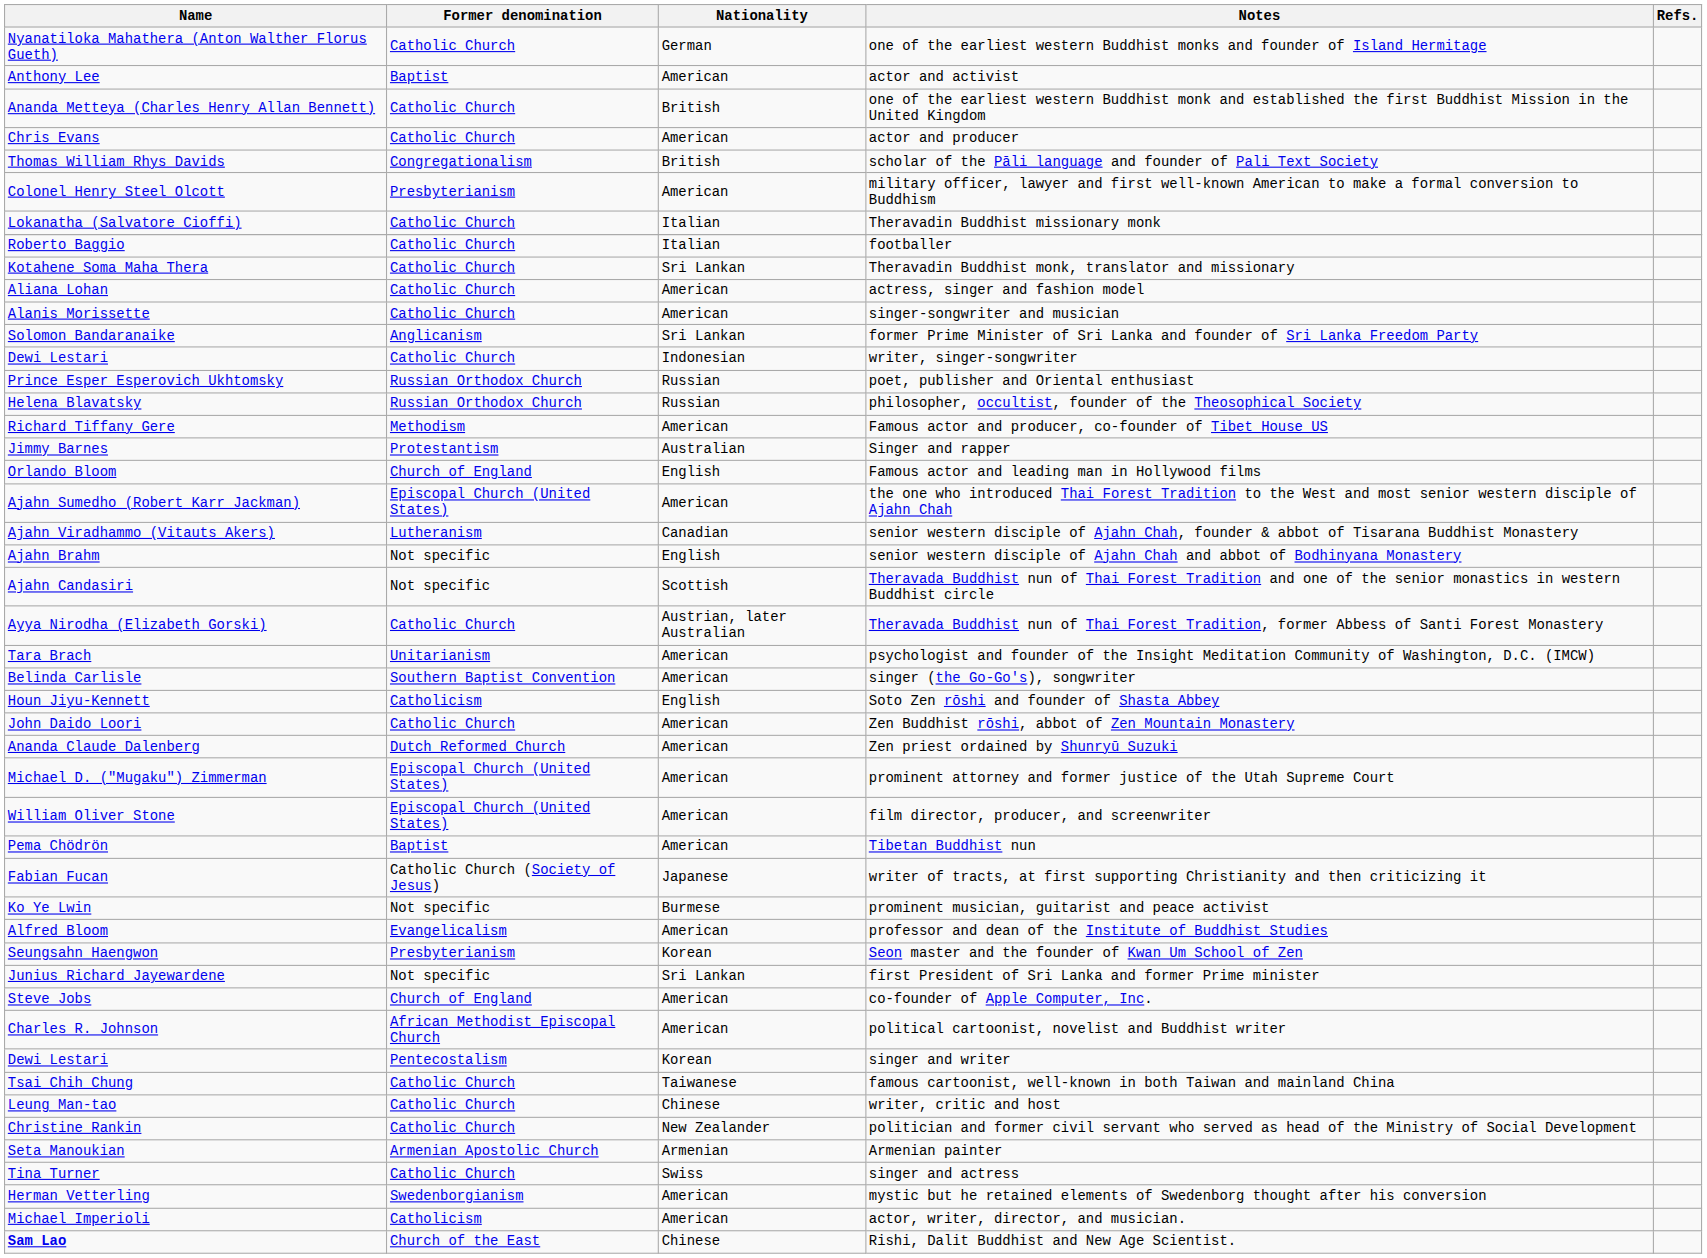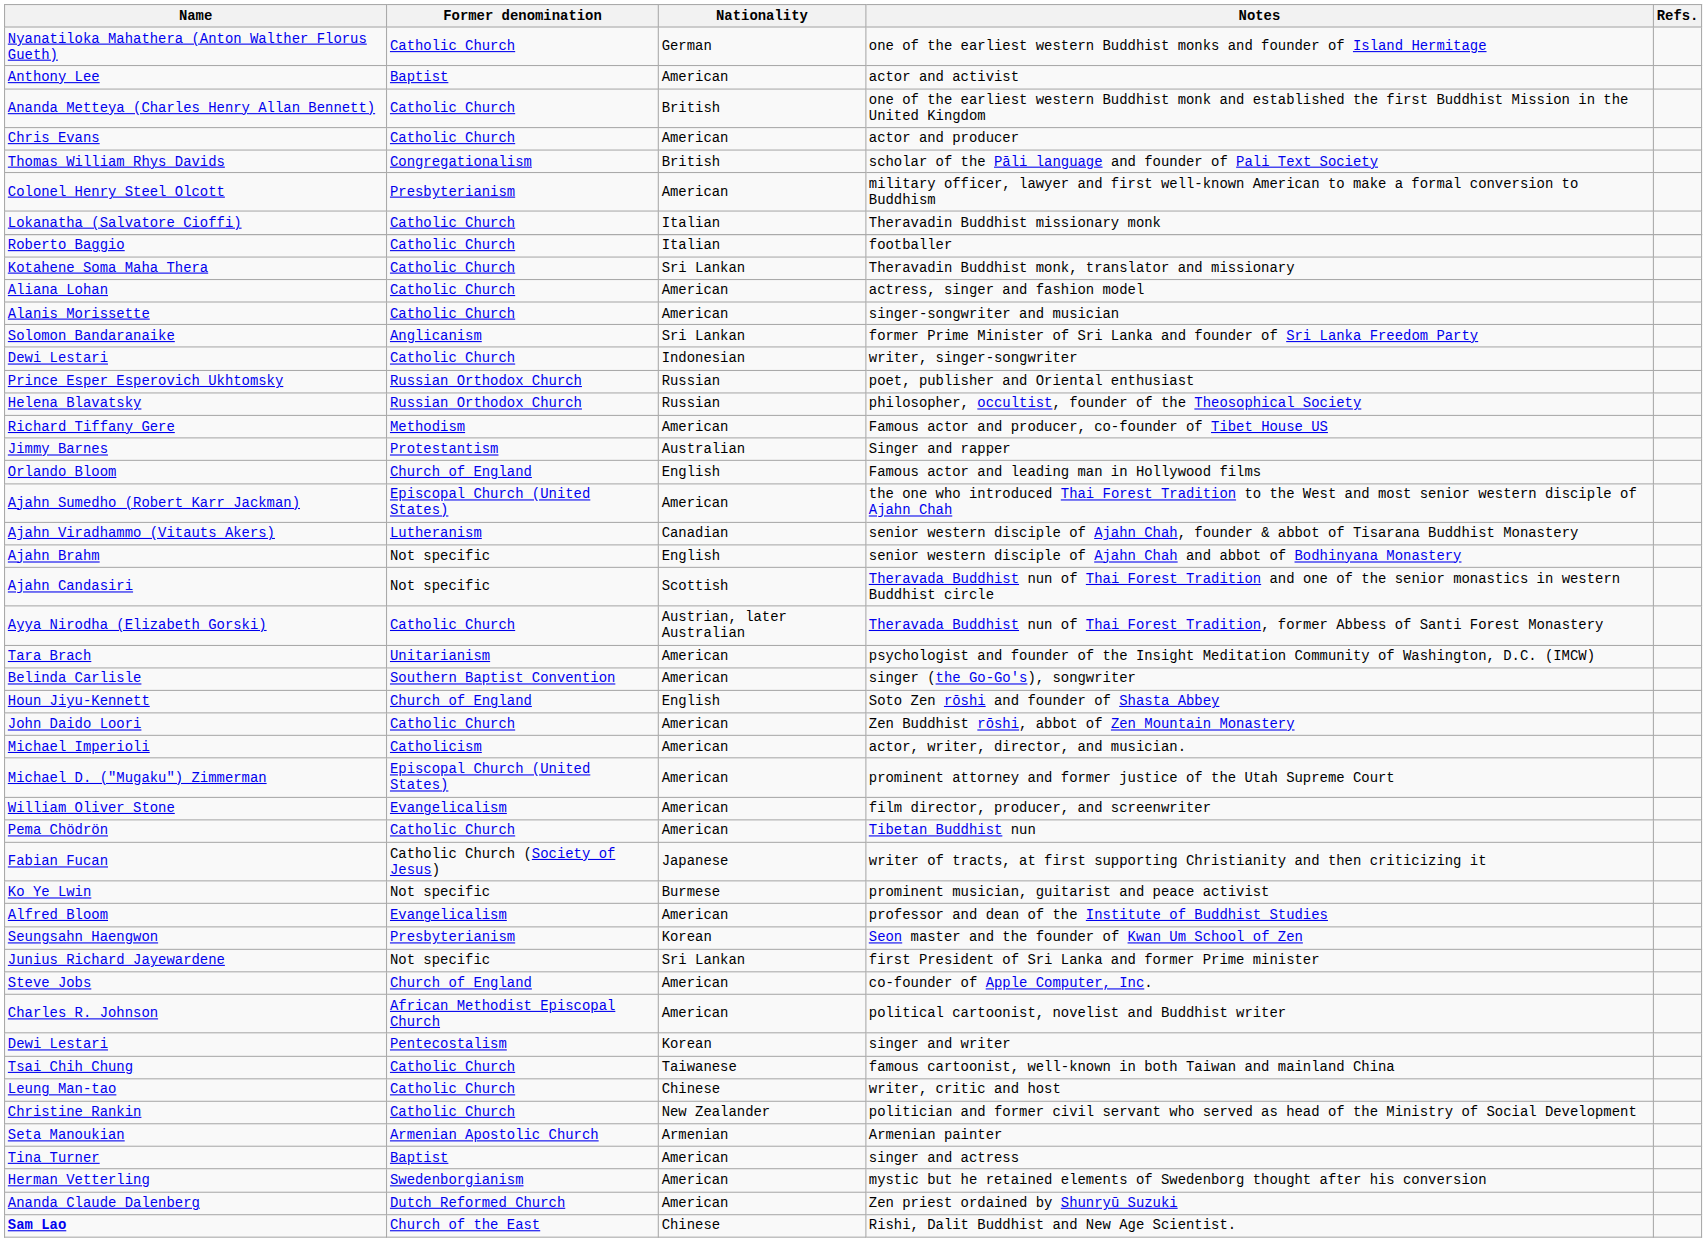(436, 702) Catholicism -> (461, 702) Church of England
rows swapped: (1023, 747) <-> (1027, 1219)
(490, 816) Episcopal Church (United States) -> (448, 808) Evangelicalism
(419, 847) Baptist -> (453, 831) Catholic Church
(453, 1174) Catholic Church -> (419, 1158) Baptist
(683, 1174) Swiss -> (695, 1158) American
